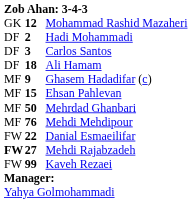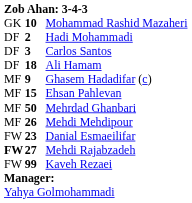(31, 23) 12 -> (31, 23) 10
(31, 122) 76 -> (31, 122) 26
(31, 136) 22 -> (31, 136) 23
